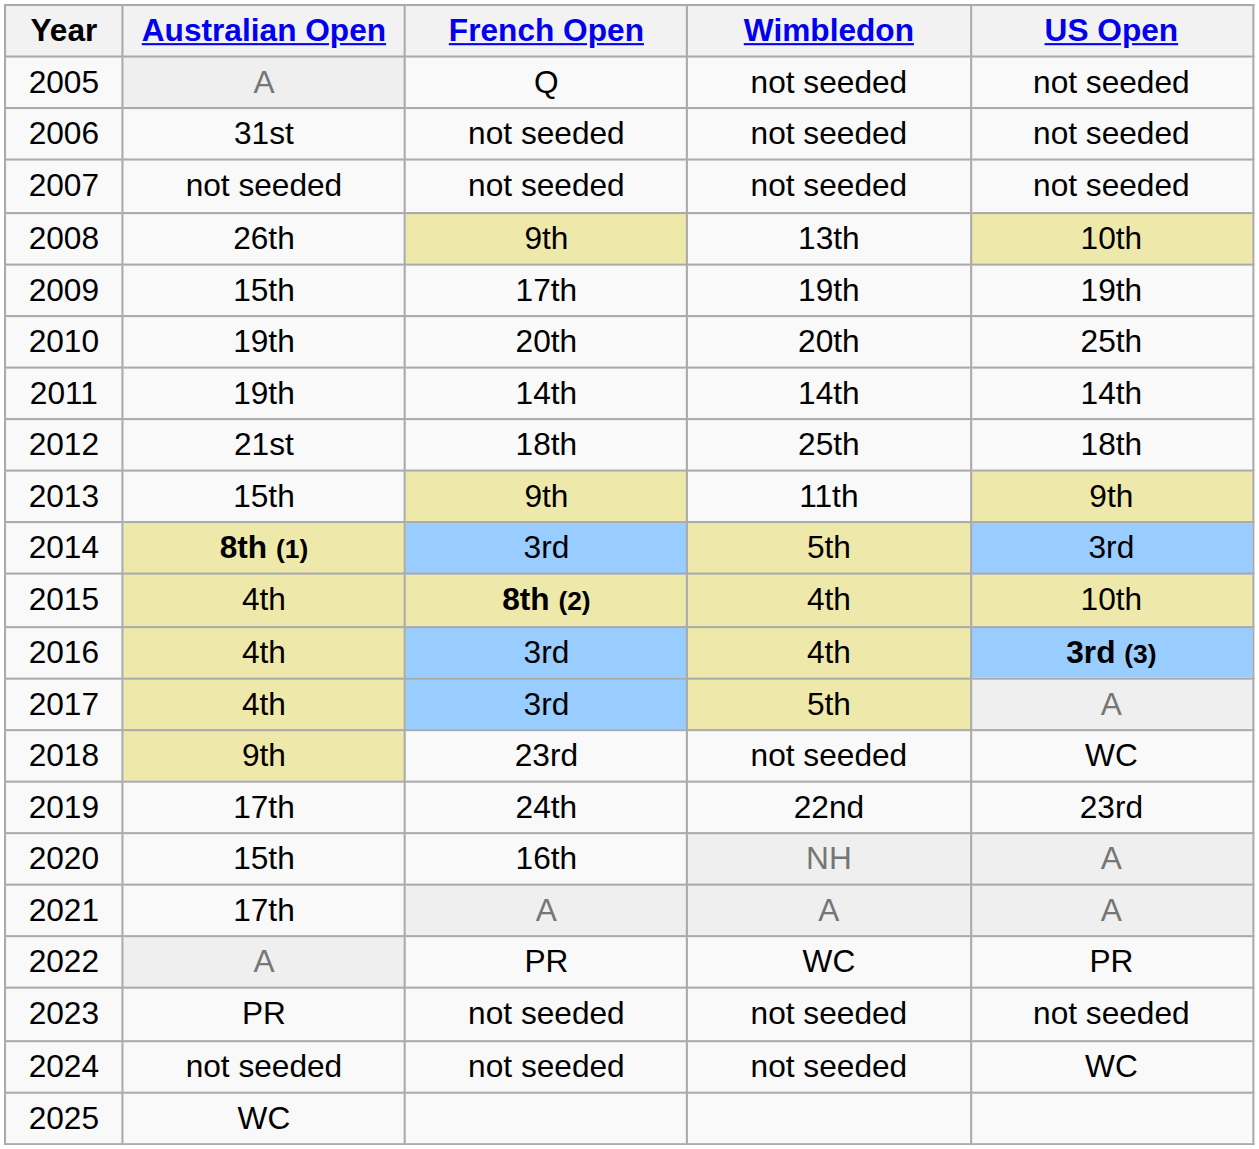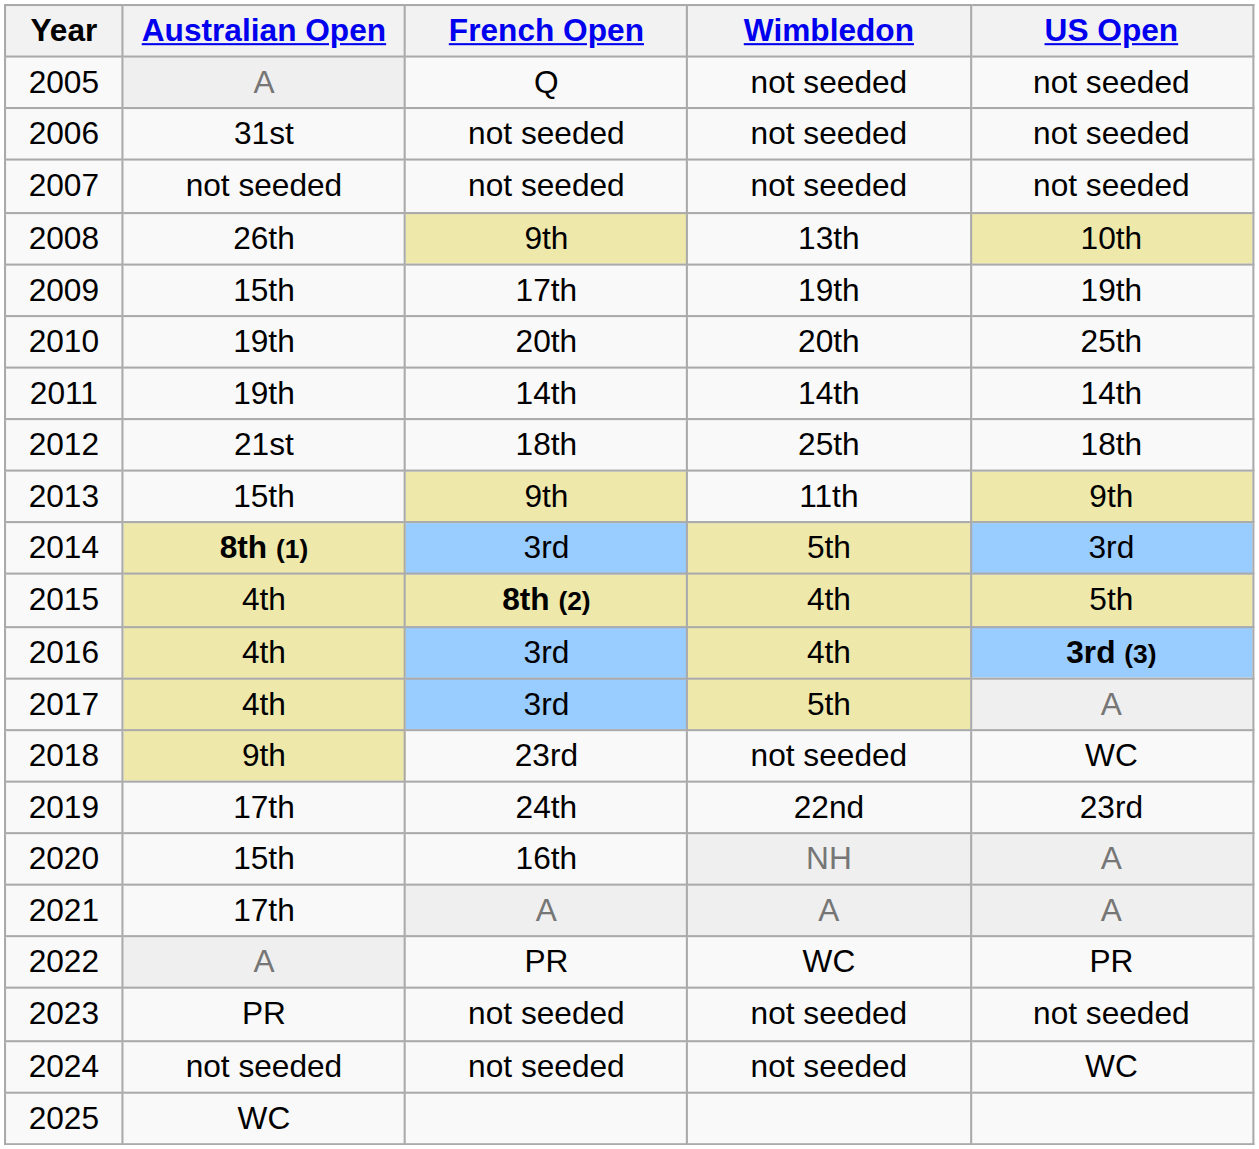(1111, 600) 10th -> (1111, 600) 5th
